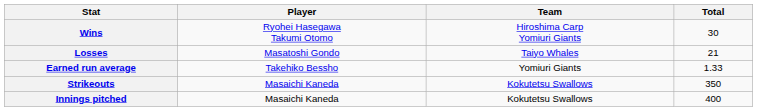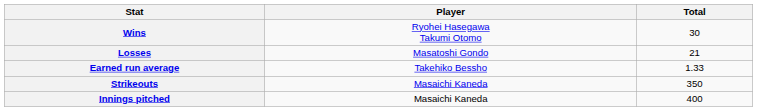- column: (550, 12)
